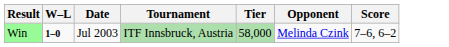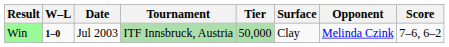+ column: (297, 14)
(255, 33) 58,000 -> (255, 33) 50,000
